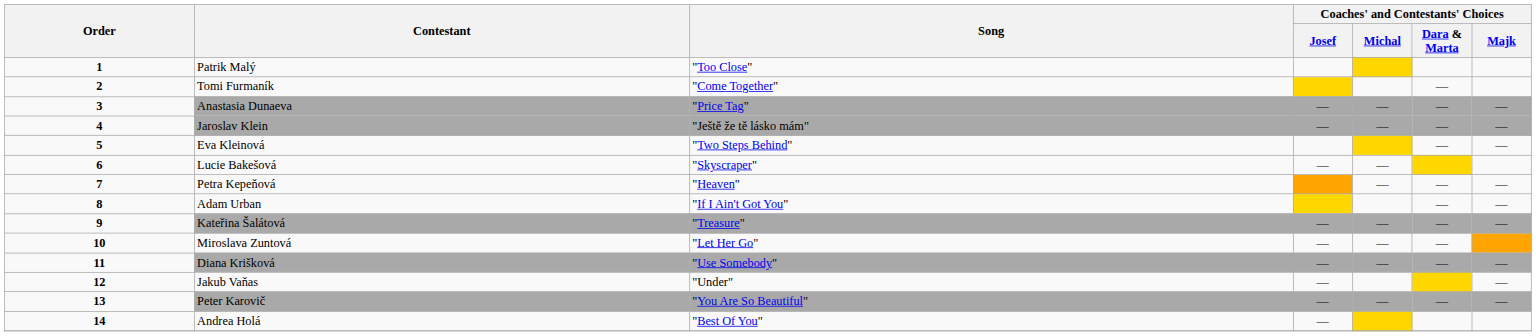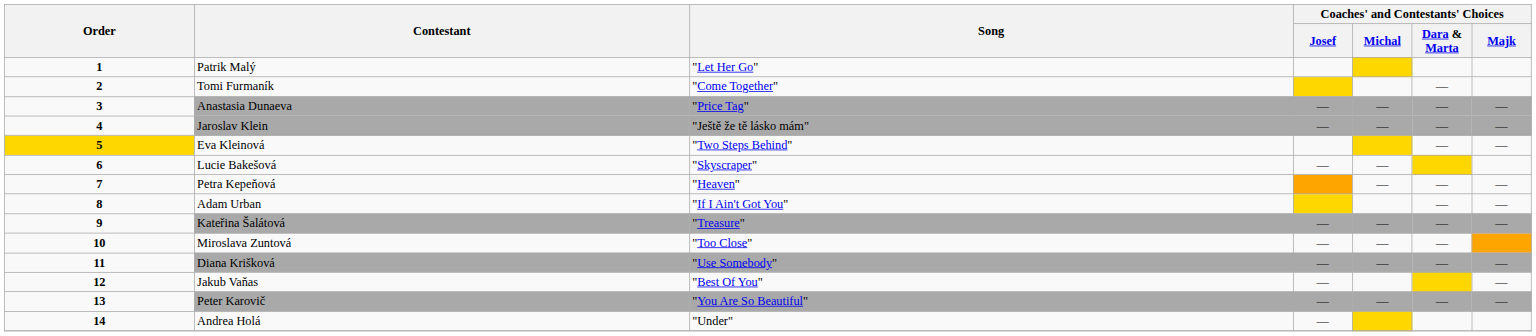(722, 67) "Too Close" -> (725, 67) "Let Her Go"
(99, 145) no background -> (99, 145) gold background
(725, 243) "Let Her Go" -> (722, 243) "Too Close"
(713, 282) "Under" -> (727, 282) "Best Of You"
(727, 321) "Best Of You" -> (713, 321) "Under"
